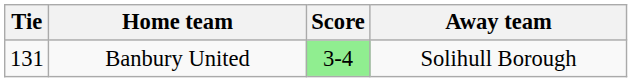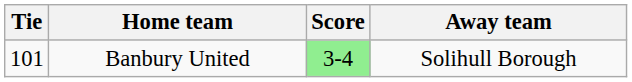(27, 58) 131 -> (27, 58) 101
